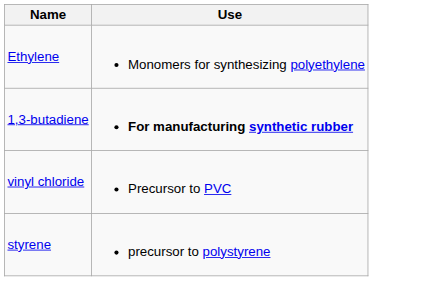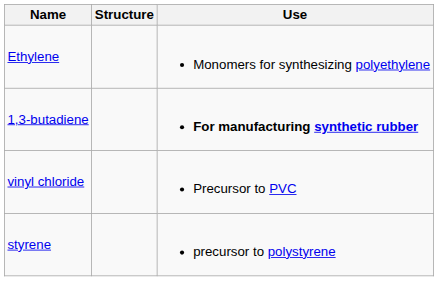+ column: (124, 15)
